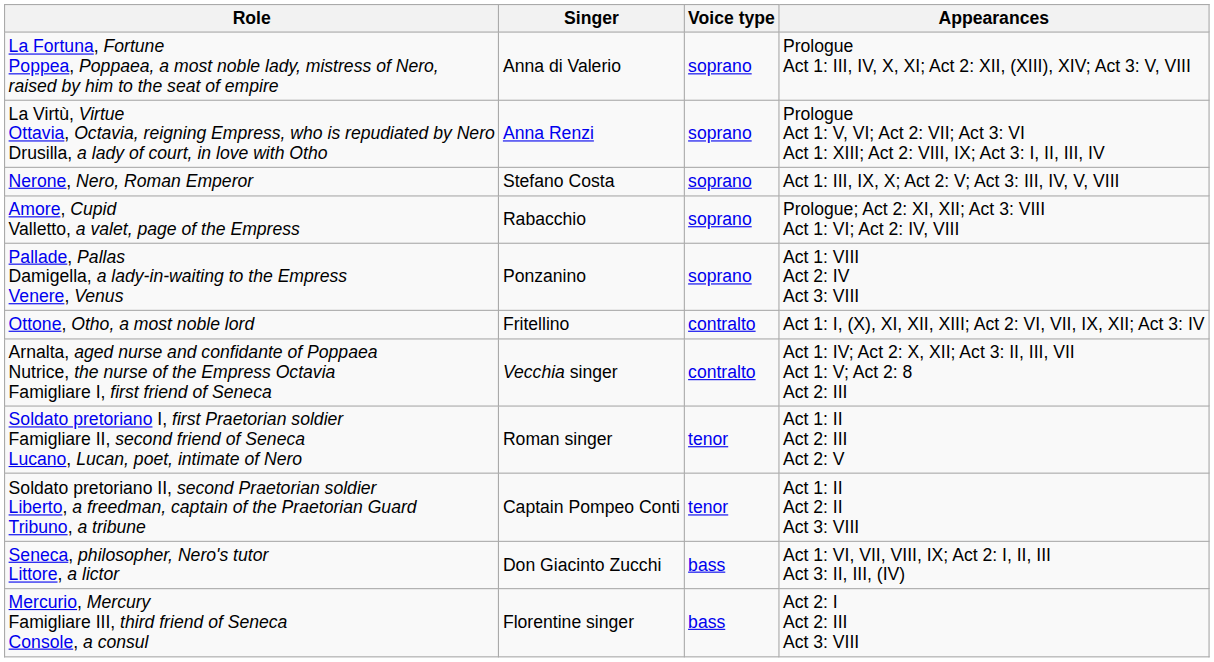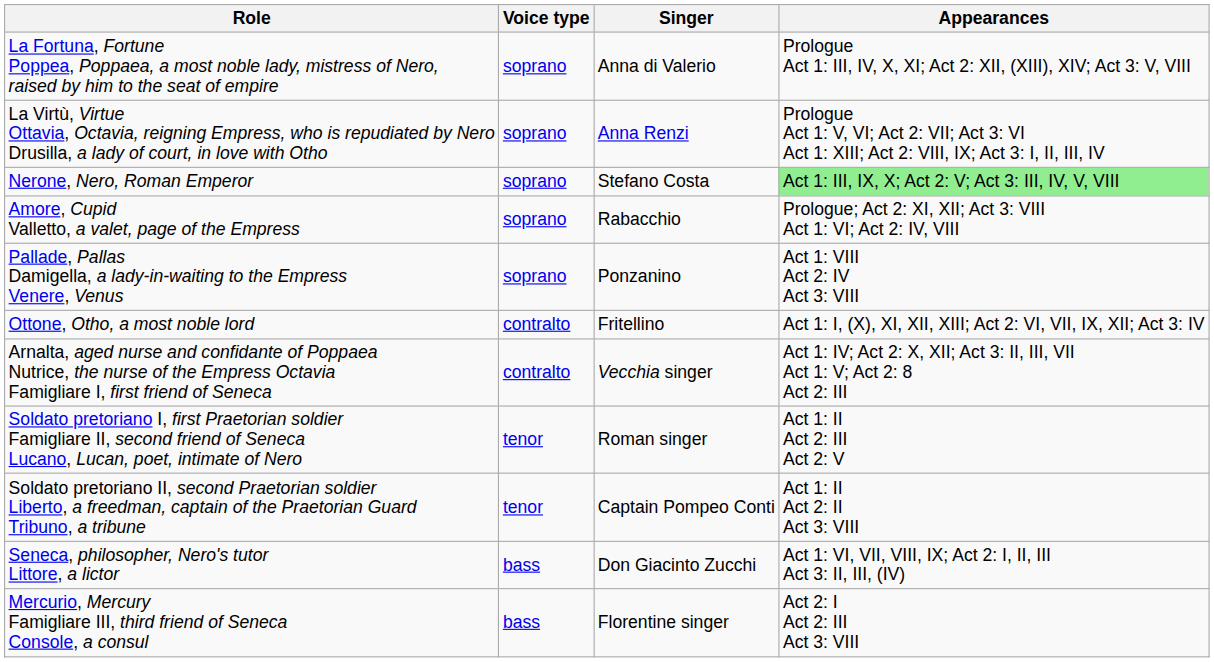columns swapped: (591, 18) <-> (731, 18)
(951, 181) no background -> (951, 181) lightgreen background
